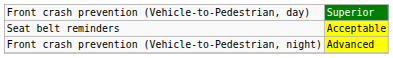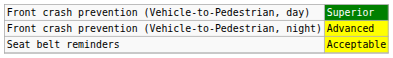rows swapped: (164, 45) <-> (63, 29)
